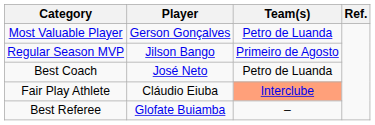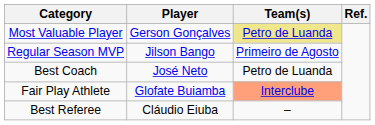(287, 33) no background -> (287, 33) khaki background
(180, 91) Cláudio Eiuba -> (180, 91) Glofate Buiamba
(180, 110) Glofate Buiamba -> (180, 110) Cláudio Eiuba
